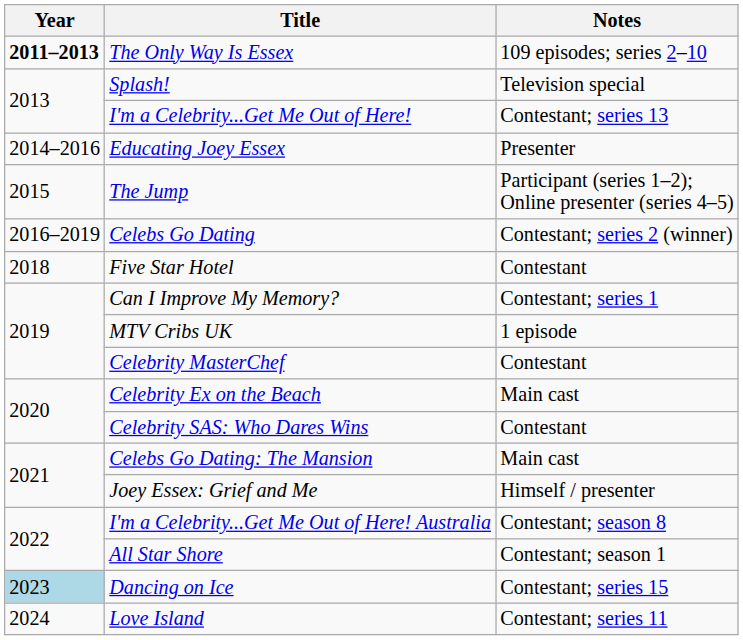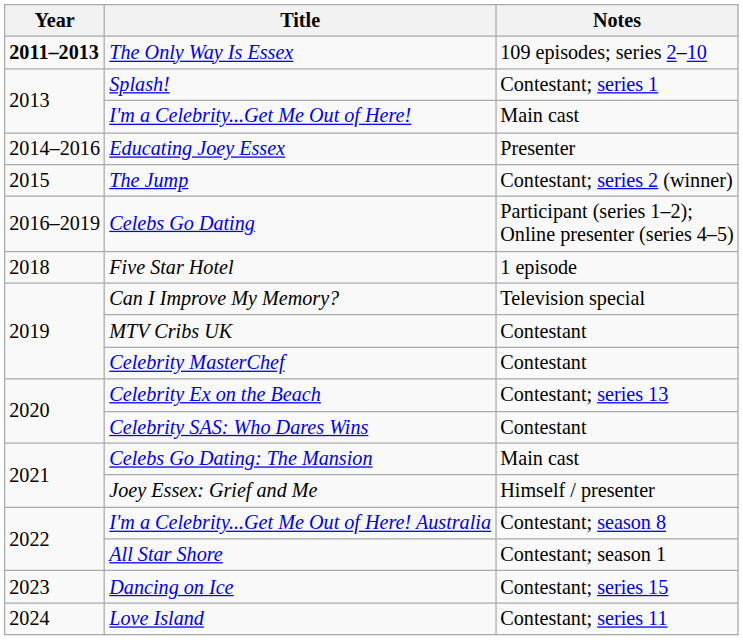(573, 84) Television special -> (579, 84) Contestant; series 1
(584, 116) Contestant; series 13 -> (540, 116) Main cast
(617, 191) Participant (series 1–2); Online presenter (series 4–5) -> (616, 180) Contestant; series 2 (winner)
(616, 235) Contestant; series 2 (winner) -> (617, 223) Participant (series 1–2); Online presenter (series 4–5)
(543, 266) Contestant -> (539, 266) 1 episode
(579, 298) Contestant; series 1 -> (573, 298) Television special
(539, 330) 1 episode -> (543, 330) Contestant
(540, 394) Main cast -> (584, 394) Contestant; series 13
(29, 586) lightblue background -> (29, 586) no background
